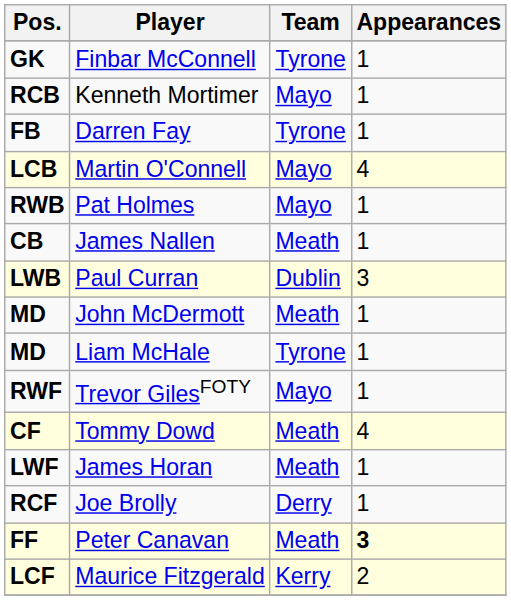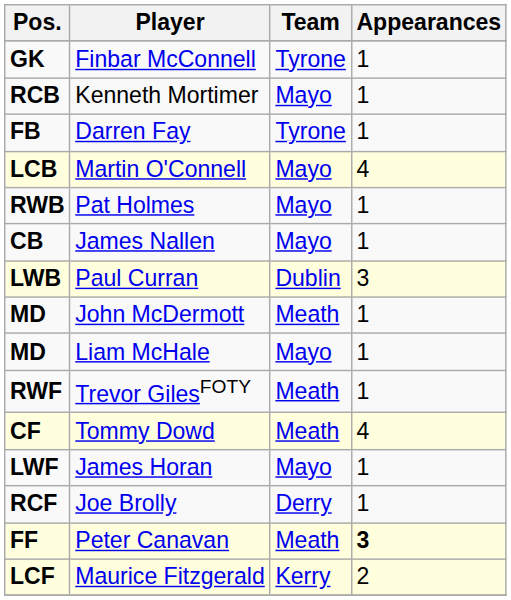(307, 242) Meath -> (304, 242) Mayo
(311, 351) Tyrone -> (304, 351) Mayo
(304, 391) Mayo -> (307, 391) Meath
(307, 467) Meath -> (304, 467) Mayo
